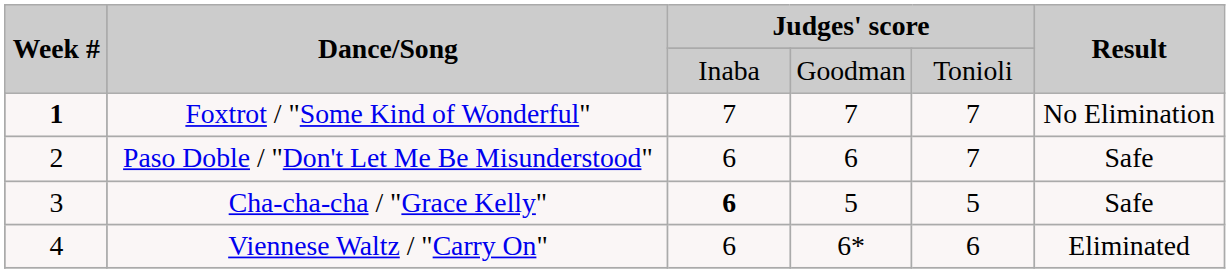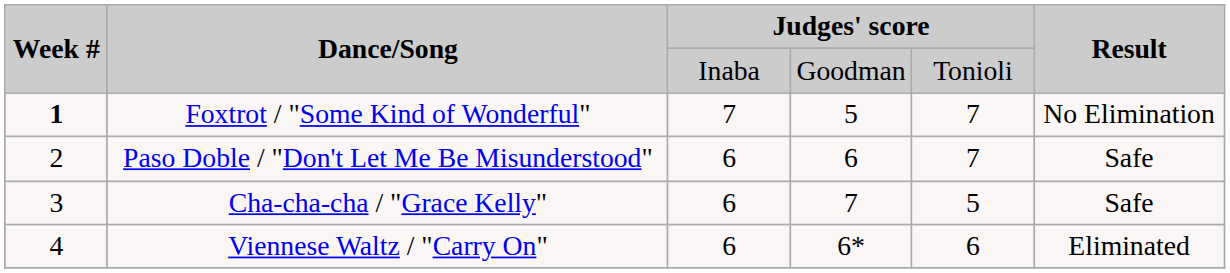(851, 114) 7 -> (851, 114) 5
(729, 202) bold -> (729, 202) normal
(851, 202) 5 -> (851, 202) 7
